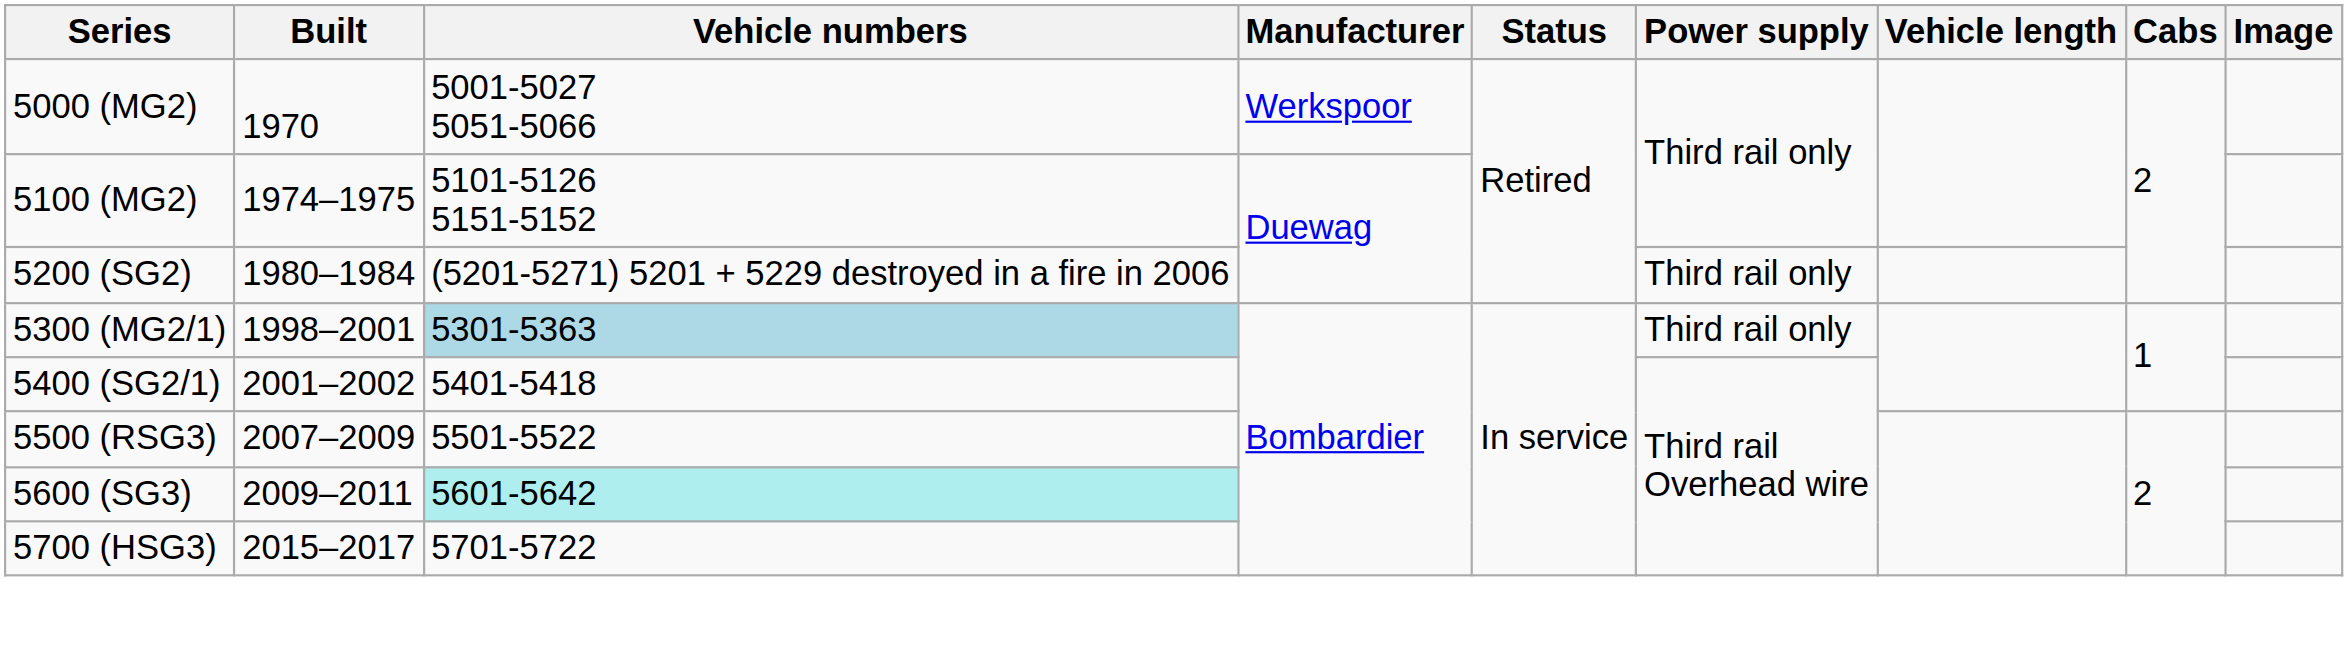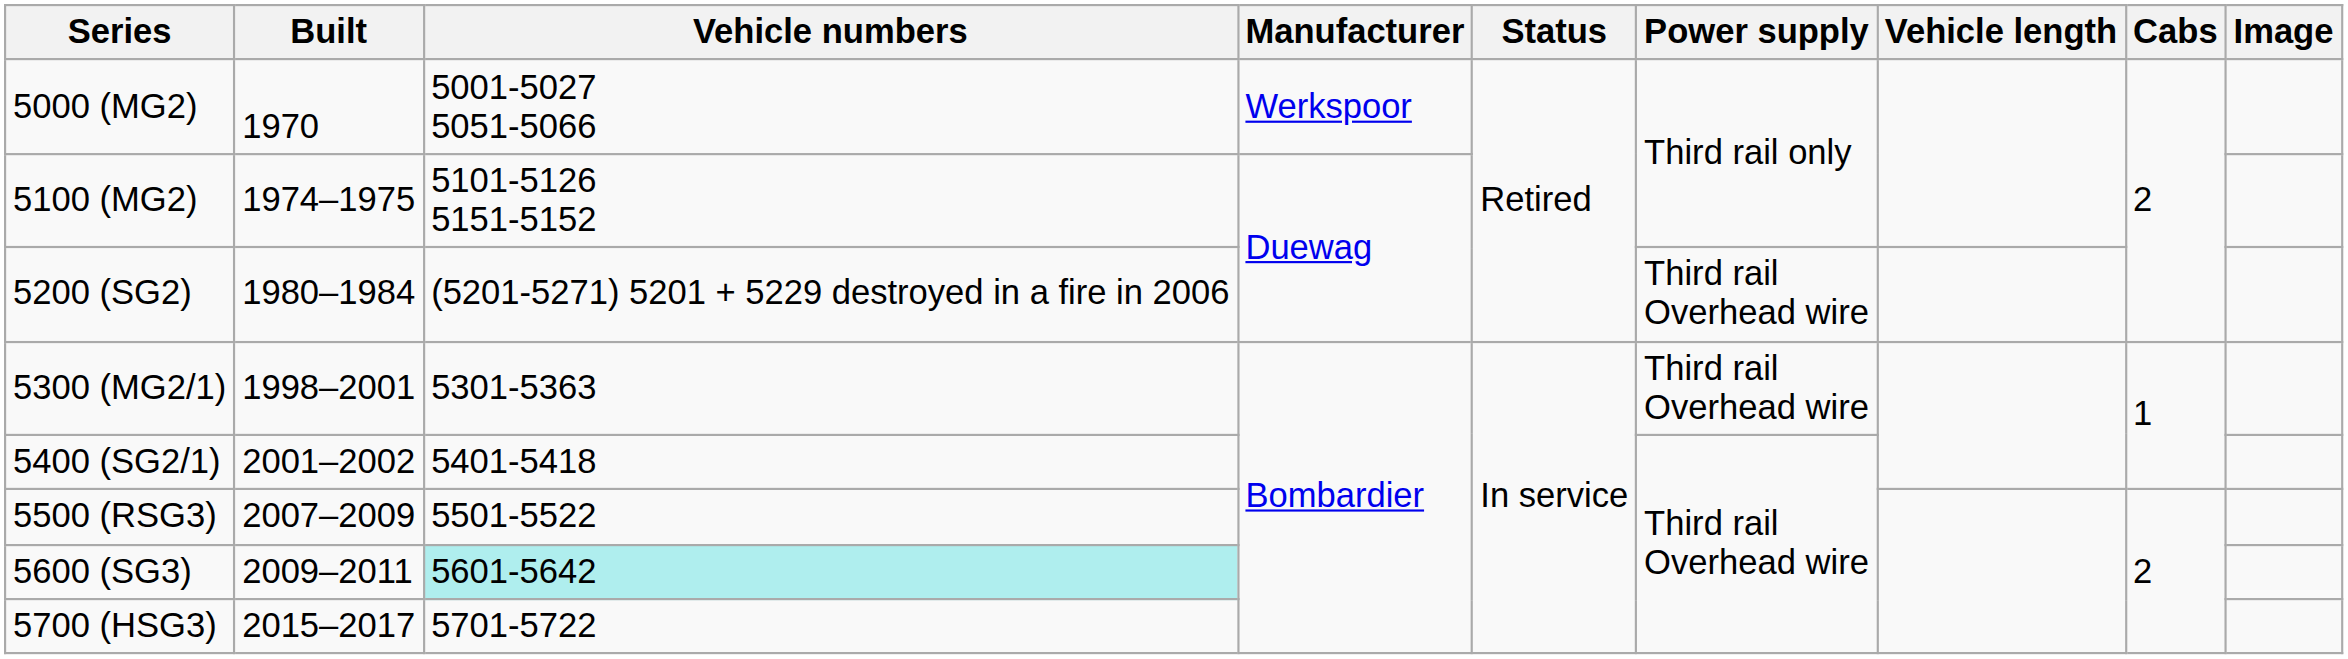(1748, 274) Third rail only -> (1756, 293) Third rail Overhead wire
(514, 328) lightblue background -> (514, 387) no background
(1748, 328) Third rail only -> (1756, 387) Third rail Overhead wire
